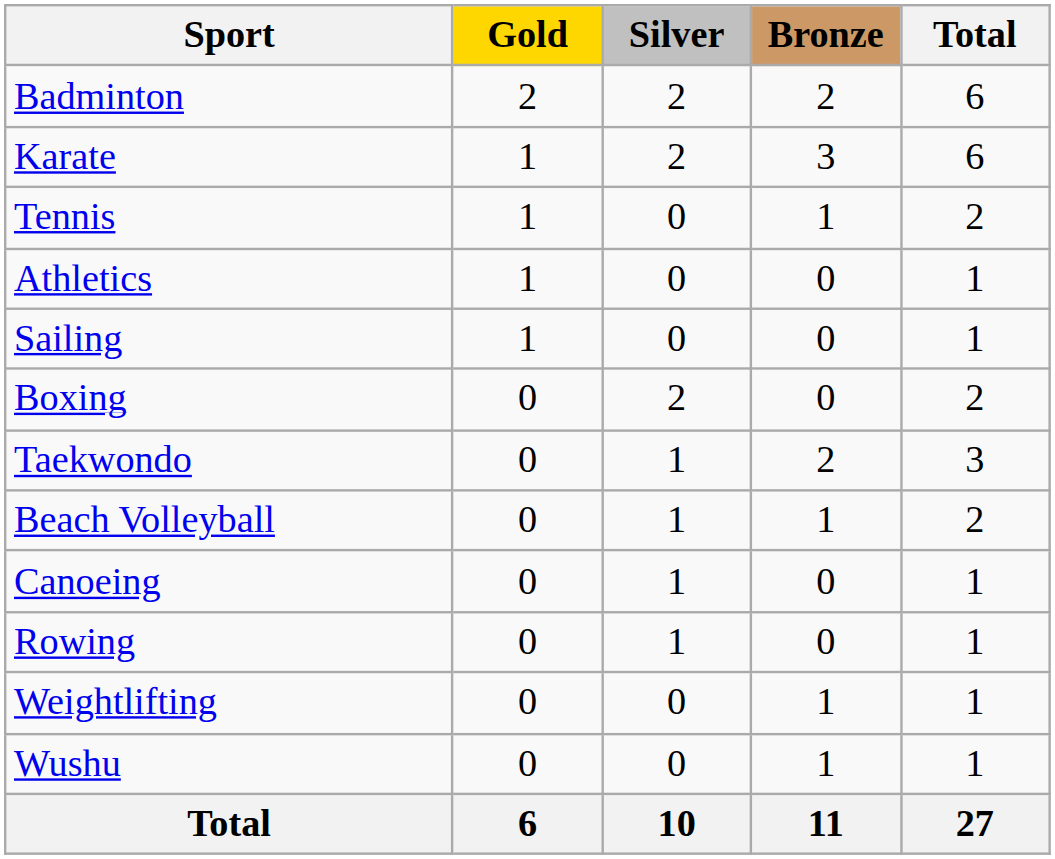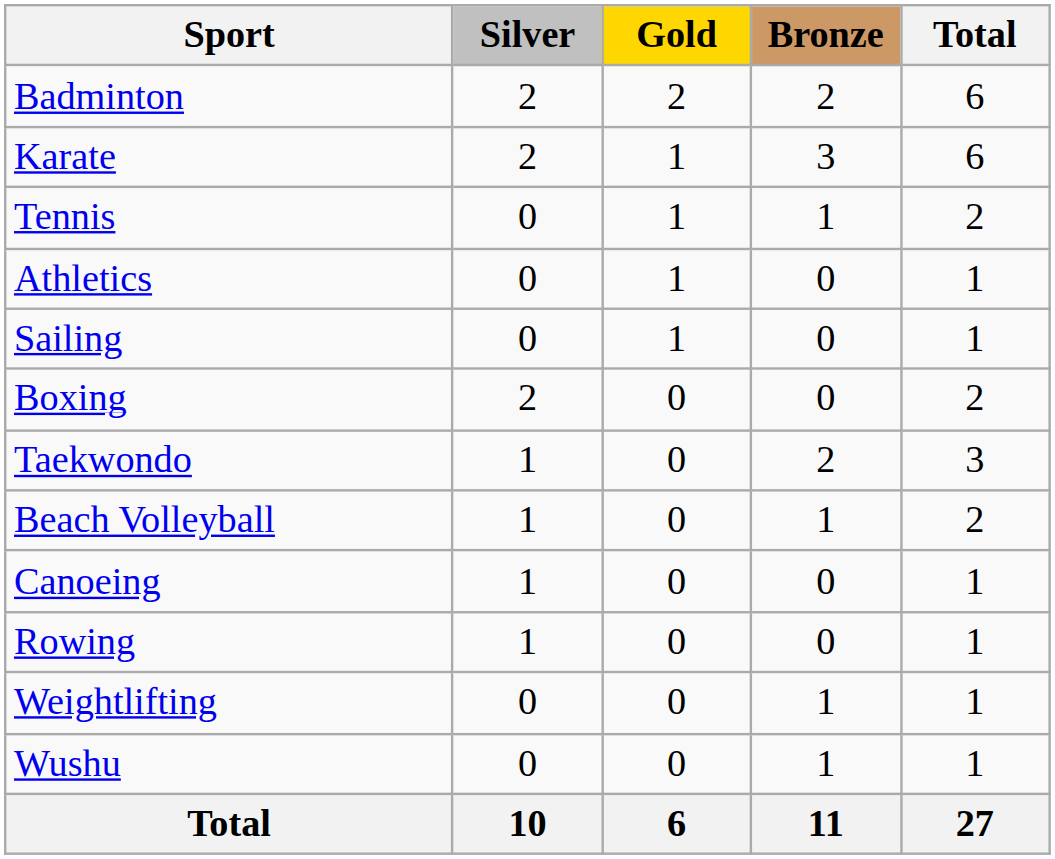columns swapped: (528, 34) <-> (677, 34)
